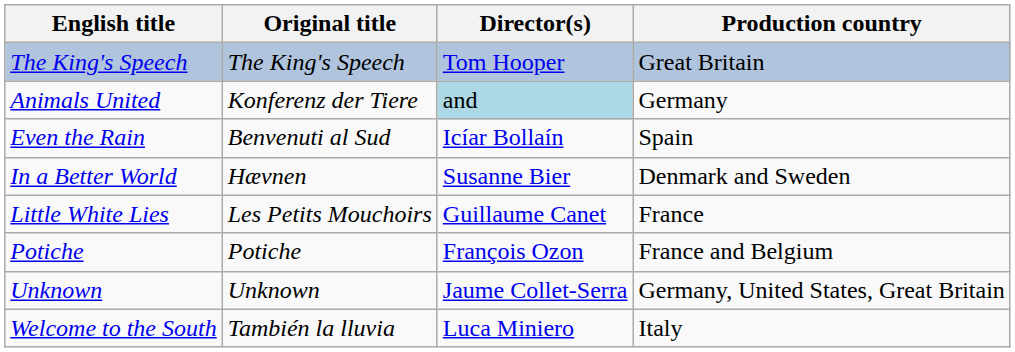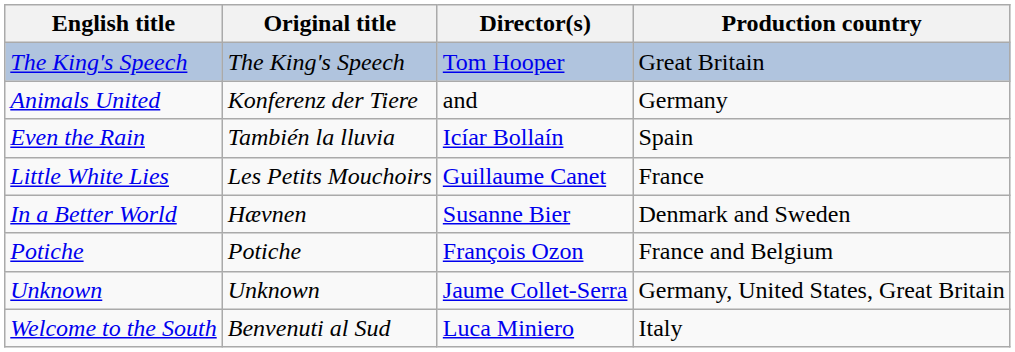(460, 99) lightblue background -> (460, 99) no background
(309, 137) Benvenuti al Sud -> (311, 137) También la lluvia
rows swapped: (93, 175) <-> (90, 213)
(311, 328) También la lluvia -> (309, 328) Benvenuti al Sud
